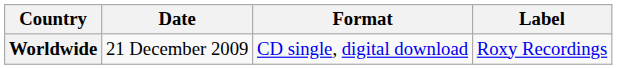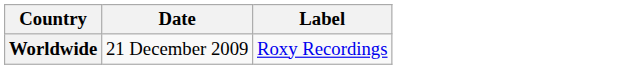- column: (363, 19)
